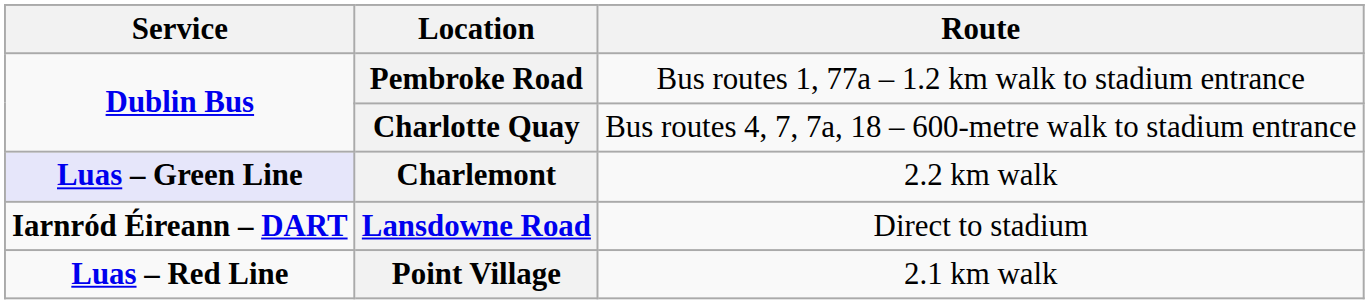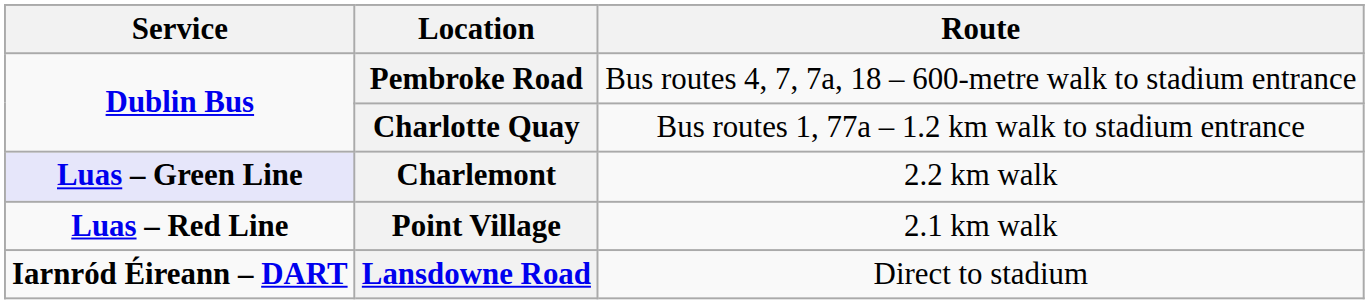(981, 77) Bus routes 1, 77a – 1.2 km walk to stadium entrance -> (981, 77) Bus routes 4, 7, 7a, 18 – 600-metre walk to stadium entrance
(981, 126) Bus routes 4, 7, 7a, 18 – 600-metre walk to stadium entrance -> (981, 126) Bus routes 1, 77a – 1.2 km walk to stadium entrance
rows swapped: (476, 273) <-> (476, 224)
